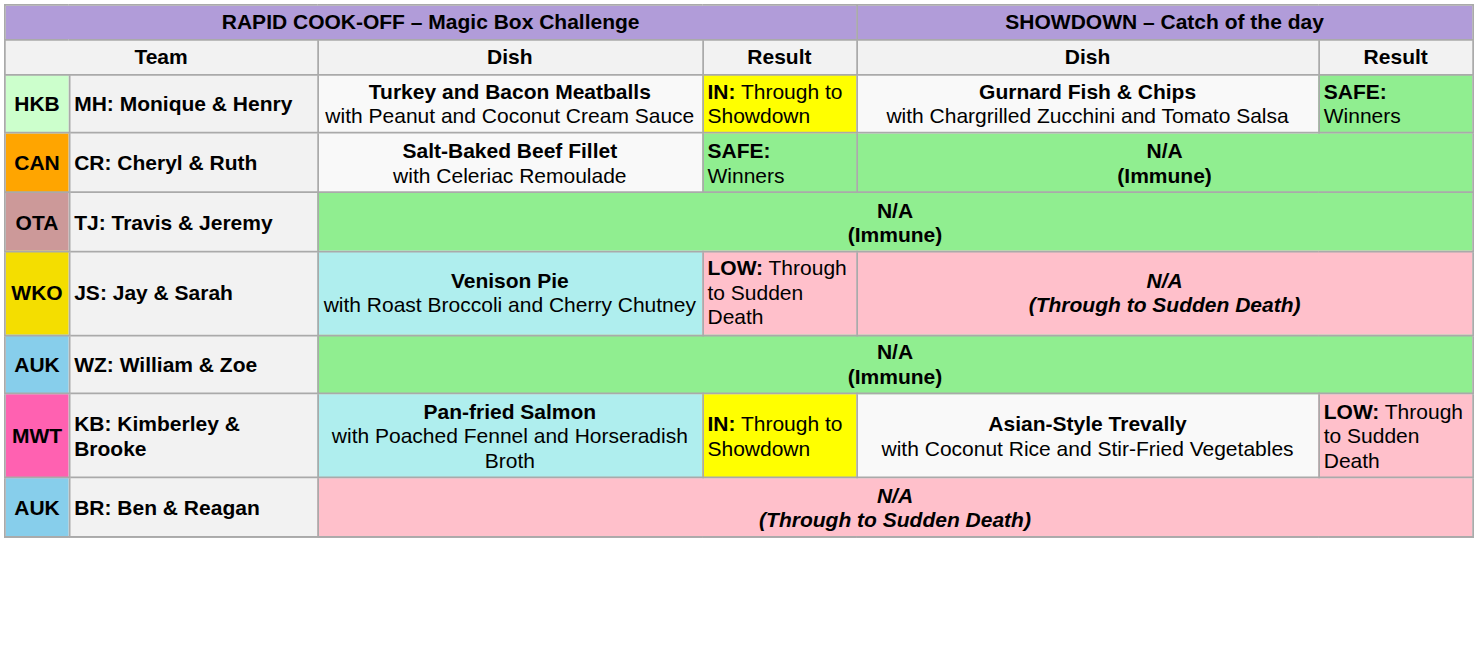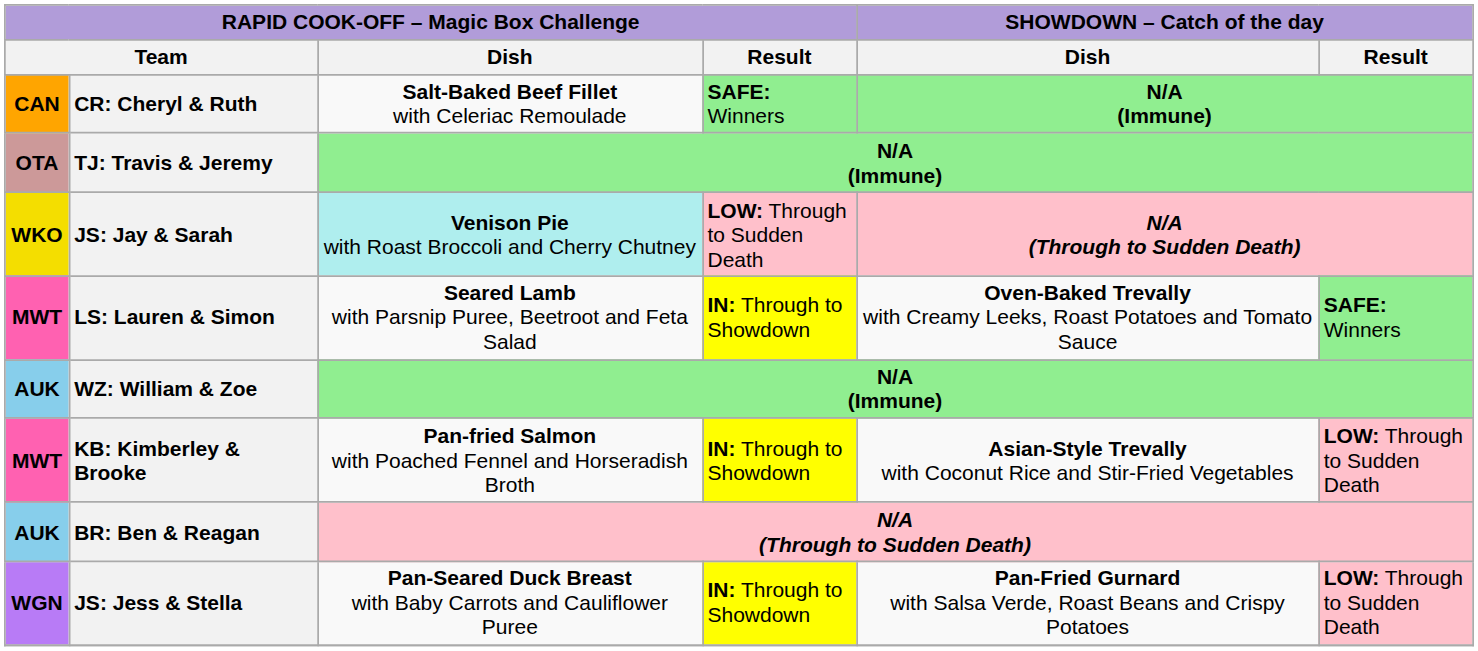- row: (183, 104)
+ row: (175, 318)
(510, 436) paleturquoise background -> (510, 461) no background
+ row: (158, 603)
